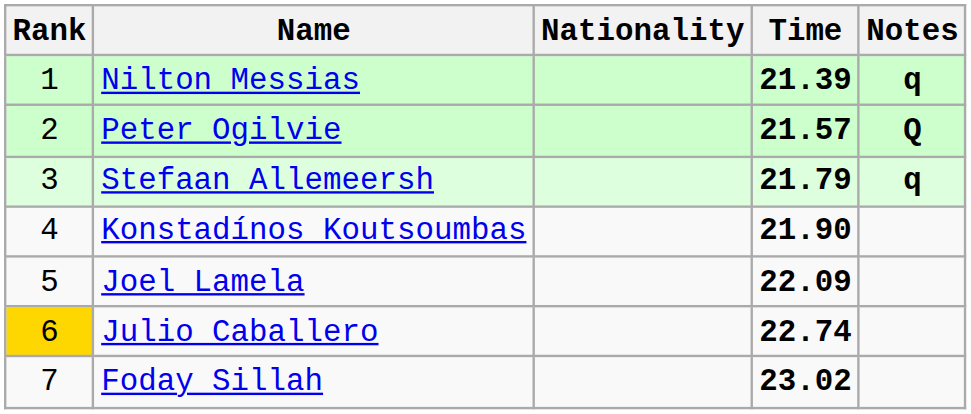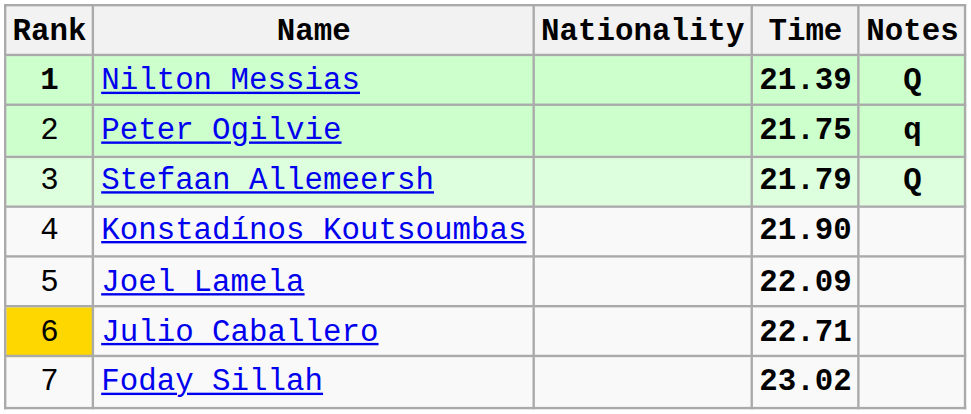(50, 81) normal -> (50, 81) bold
(913, 81) q -> (913, 81) Q
(805, 131) 21.57 -> (805, 131) 21.75
(913, 131) Q -> (913, 131) q
(913, 181) q -> (913, 181) Q
(805, 332) 22.74 -> (805, 332) 22.71
